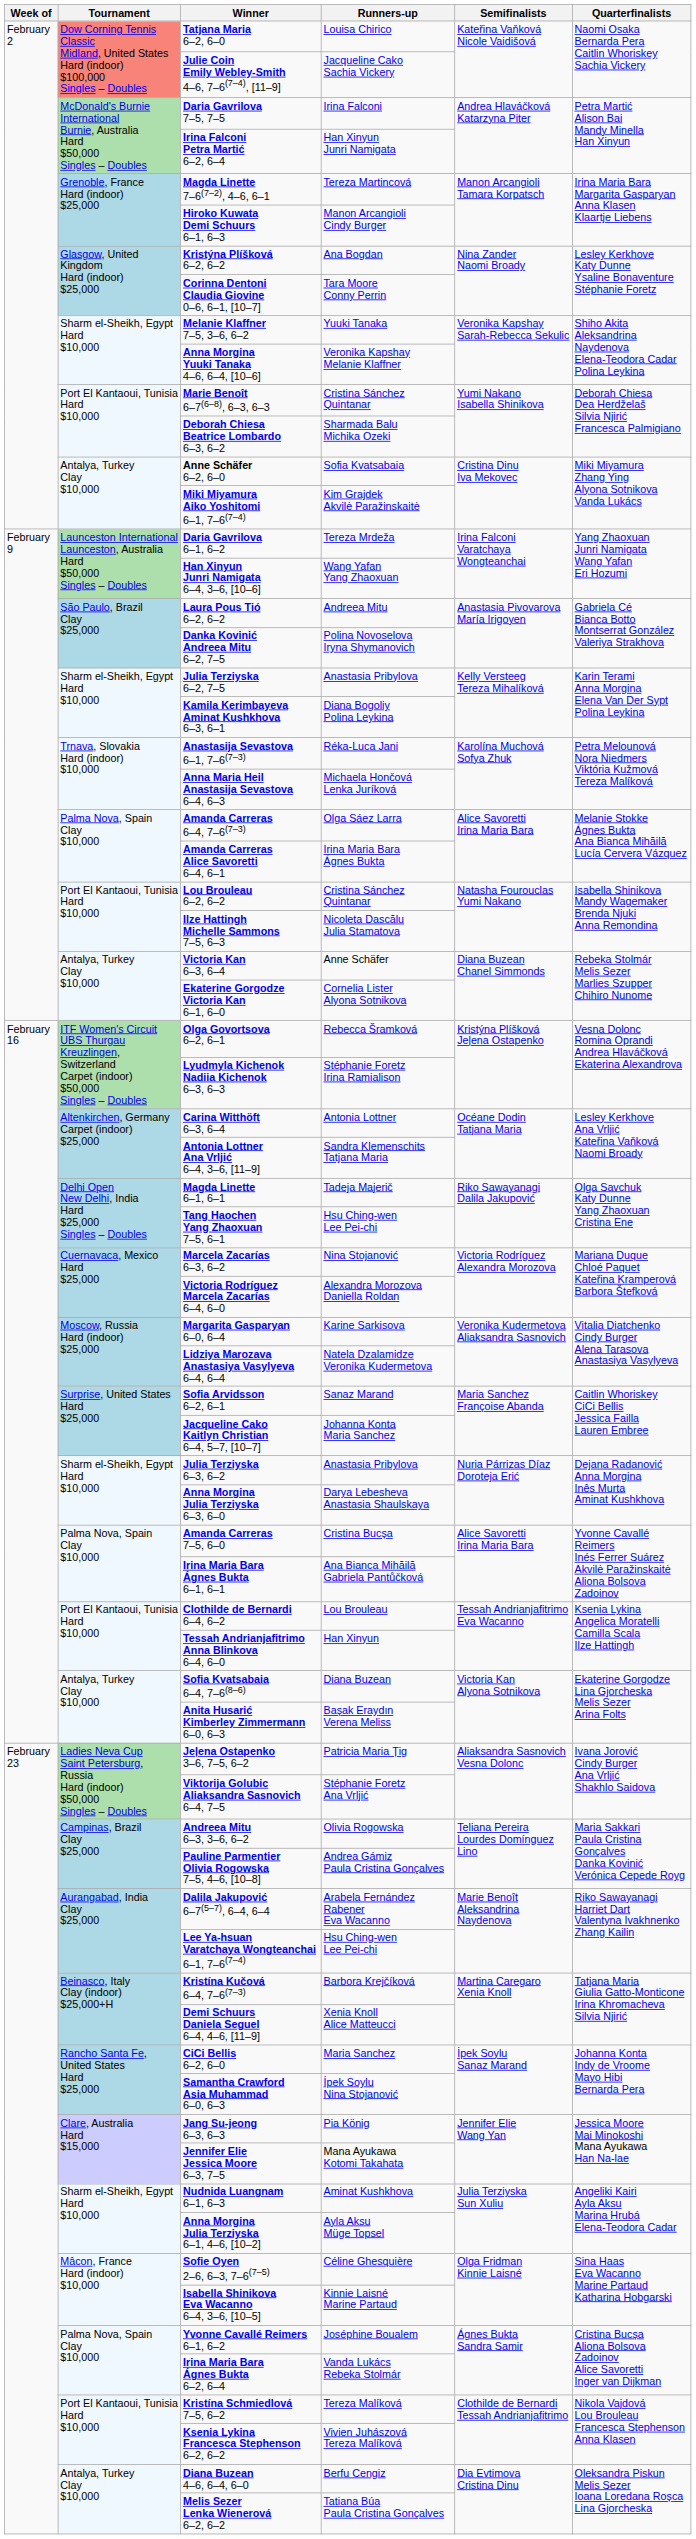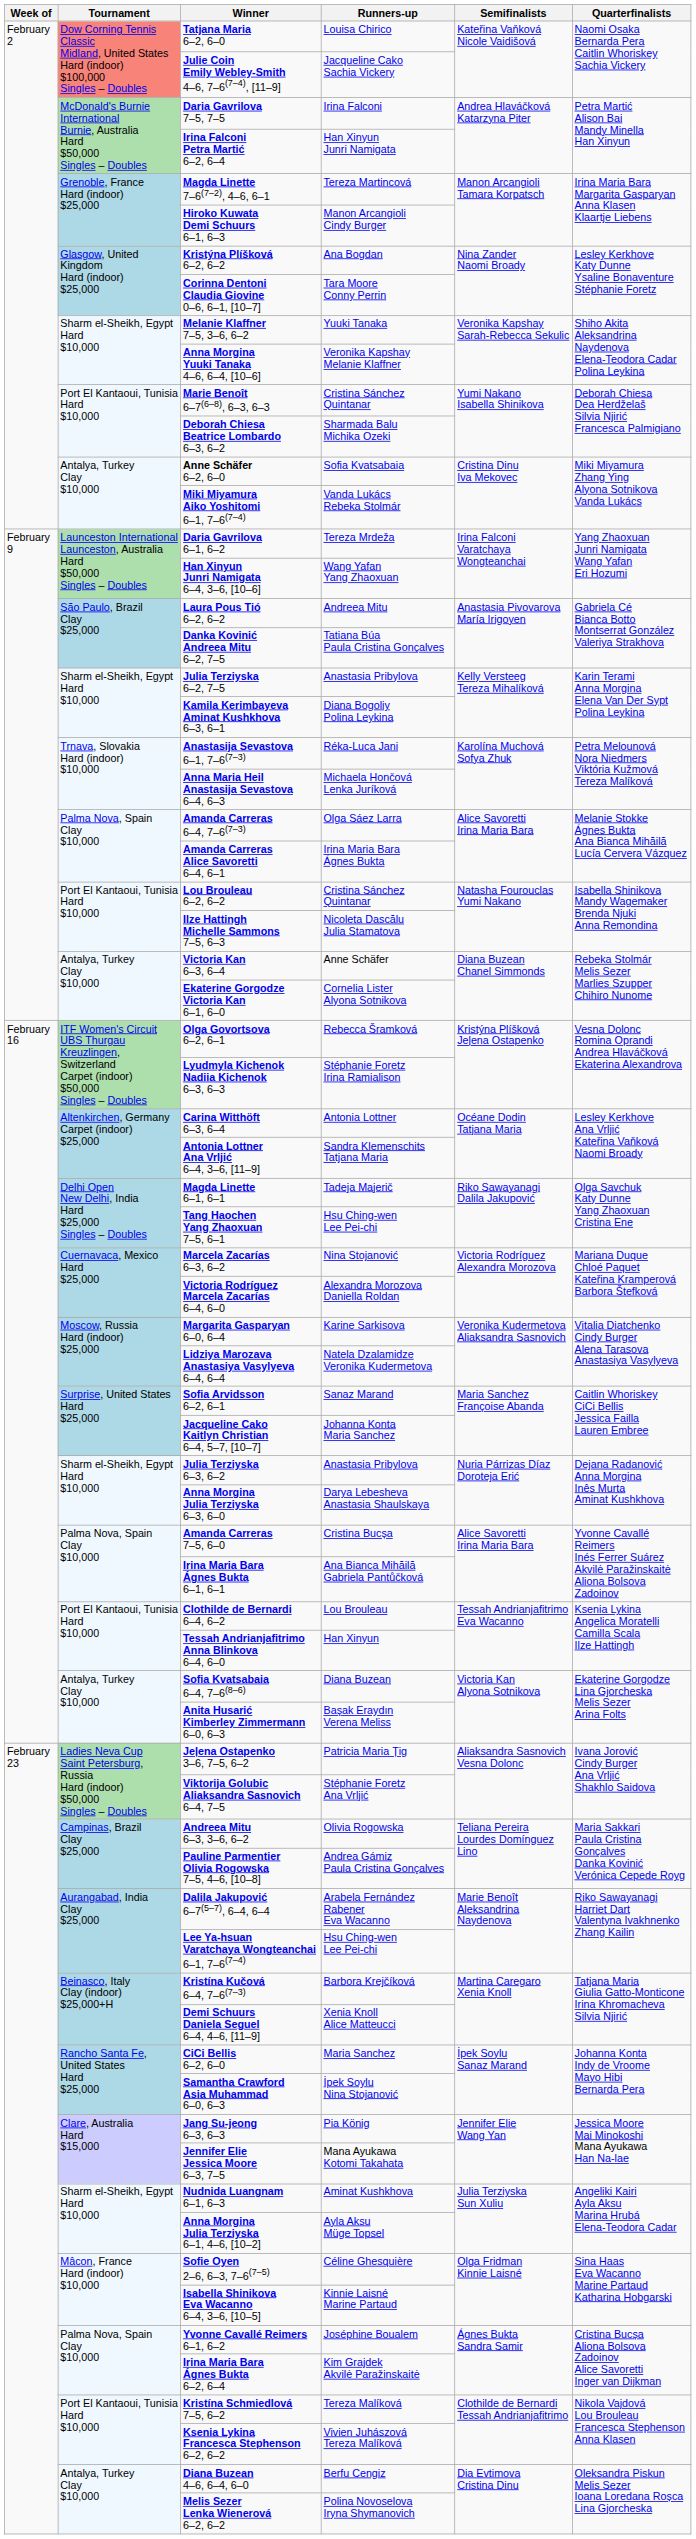(372, 500) Kim Grajdek Akvilė Paražinskaitė -> (362, 500) Vanda Lukács Rebeka Stolmár
(369, 641) Polina Novoselova Iryna Shymanovich -> (384, 641) Tatiana Búa Paula Cristina Gonçalves
(362, 2368) Vanda Lukács Rebeka Stolmár -> (372, 2368) Kim Grajdek Akvilė Paražinskaitė
(384, 2507) Tatiana Búa Paula Cristina Gonçalves -> (369, 2507) Polina Novoselova Iryna Shymanovich
